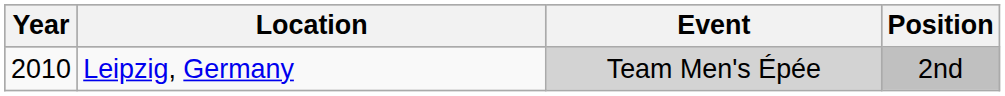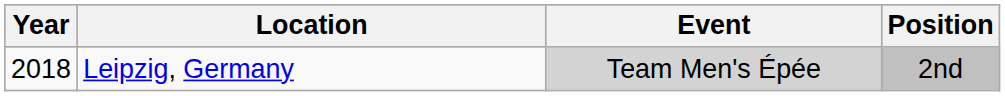(41, 68) 2010 -> (41, 68) 2018
